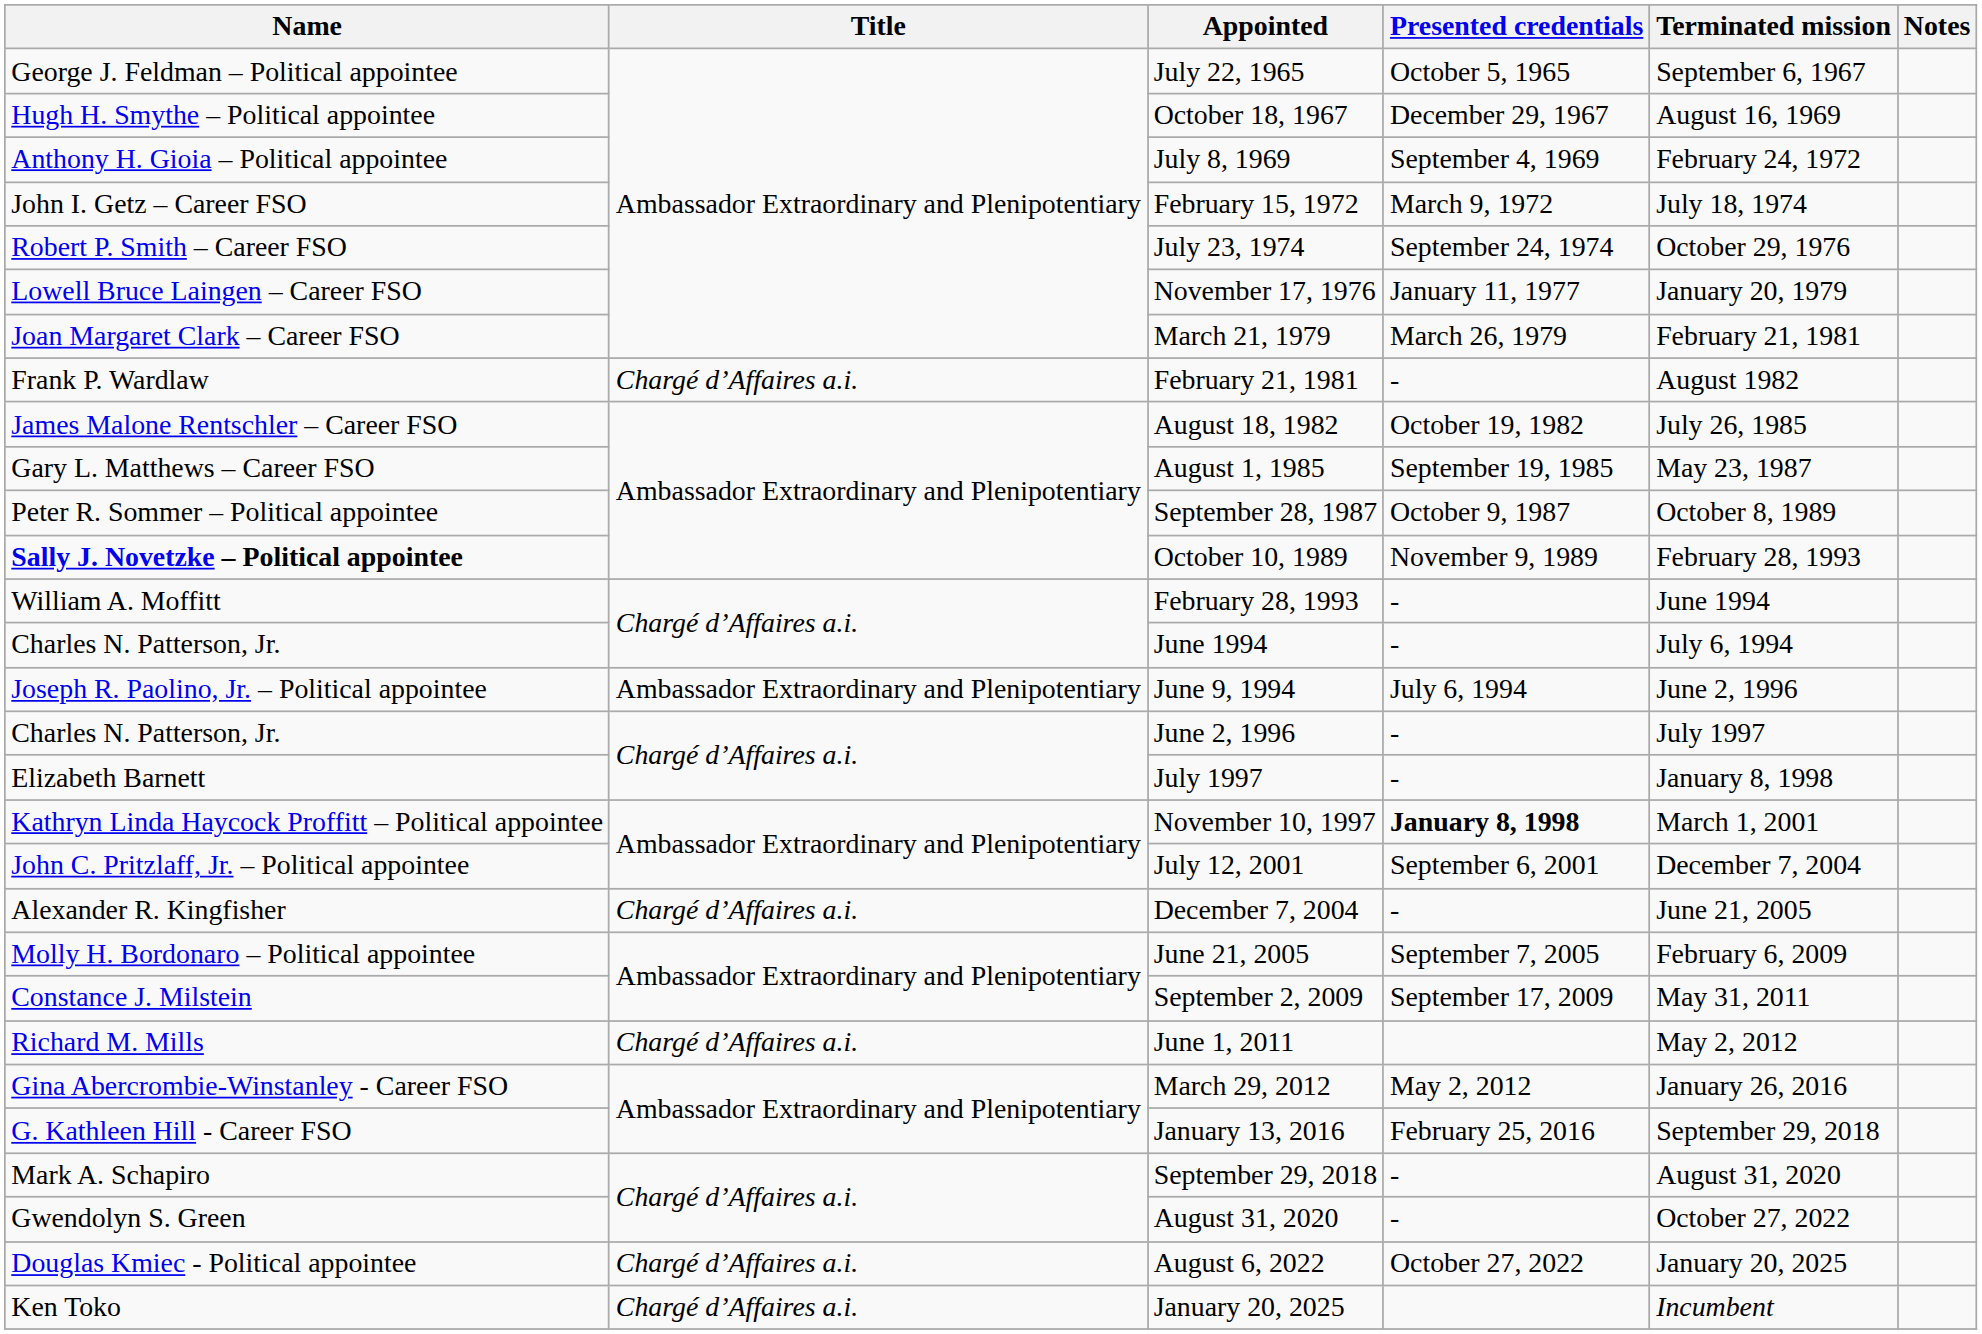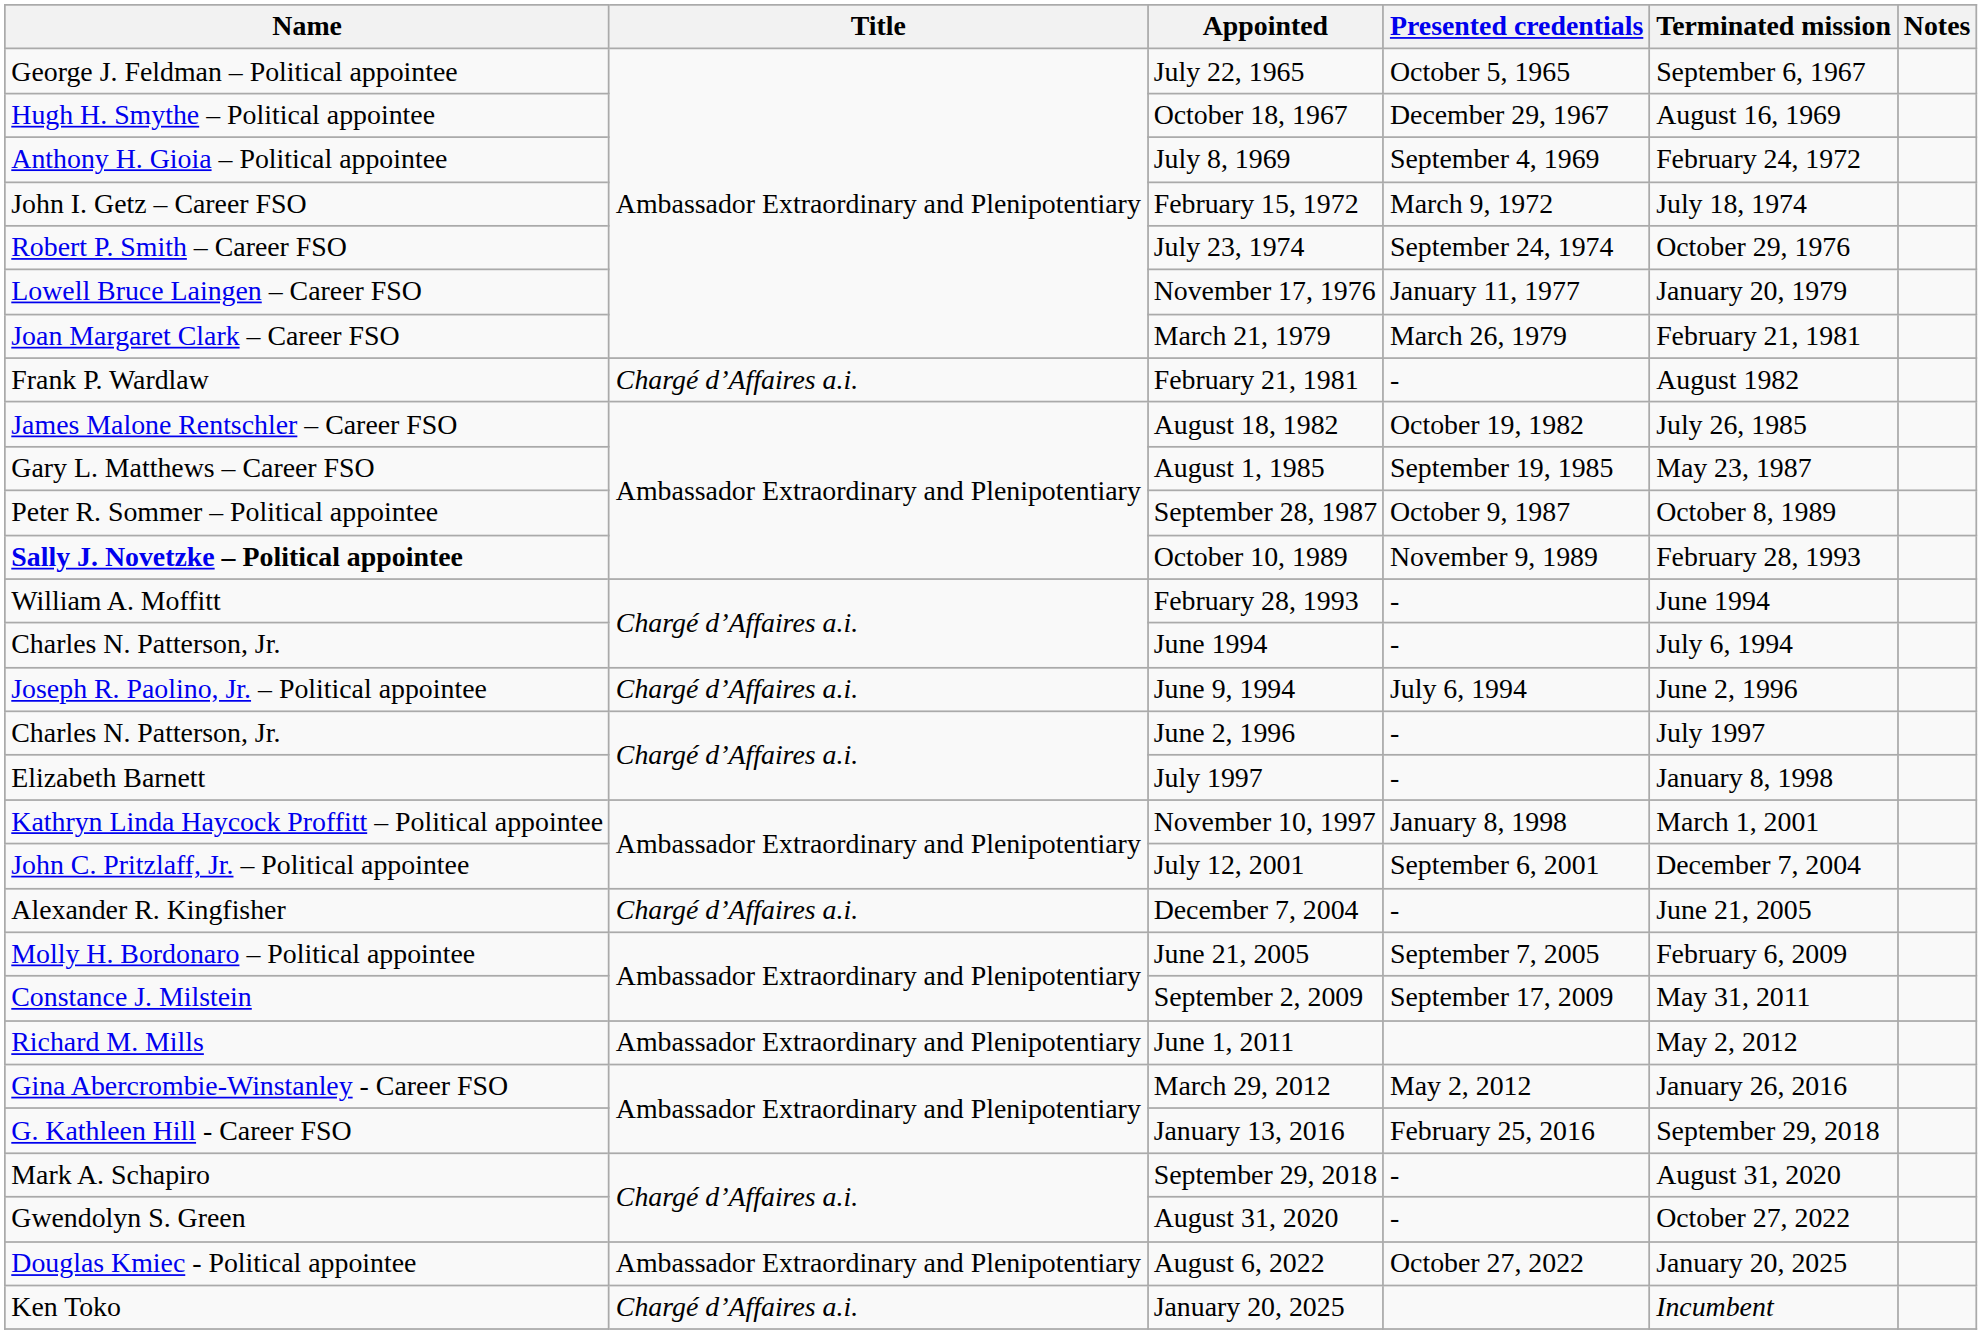(878, 688) Ambassador Extraordinary and Plenipotentiary -> (737, 688) Chargé d’Affaires a.i.
(1485, 821) bold -> (1478, 821) normal
(737, 1042) Chargé d’Affaires a.i. -> (878, 1042) Ambassador Extraordinary and Plenipotentiary
(737, 1262) Chargé d’Affaires a.i. -> (878, 1262) Ambassador Extraordinary and Plenipotentiary
